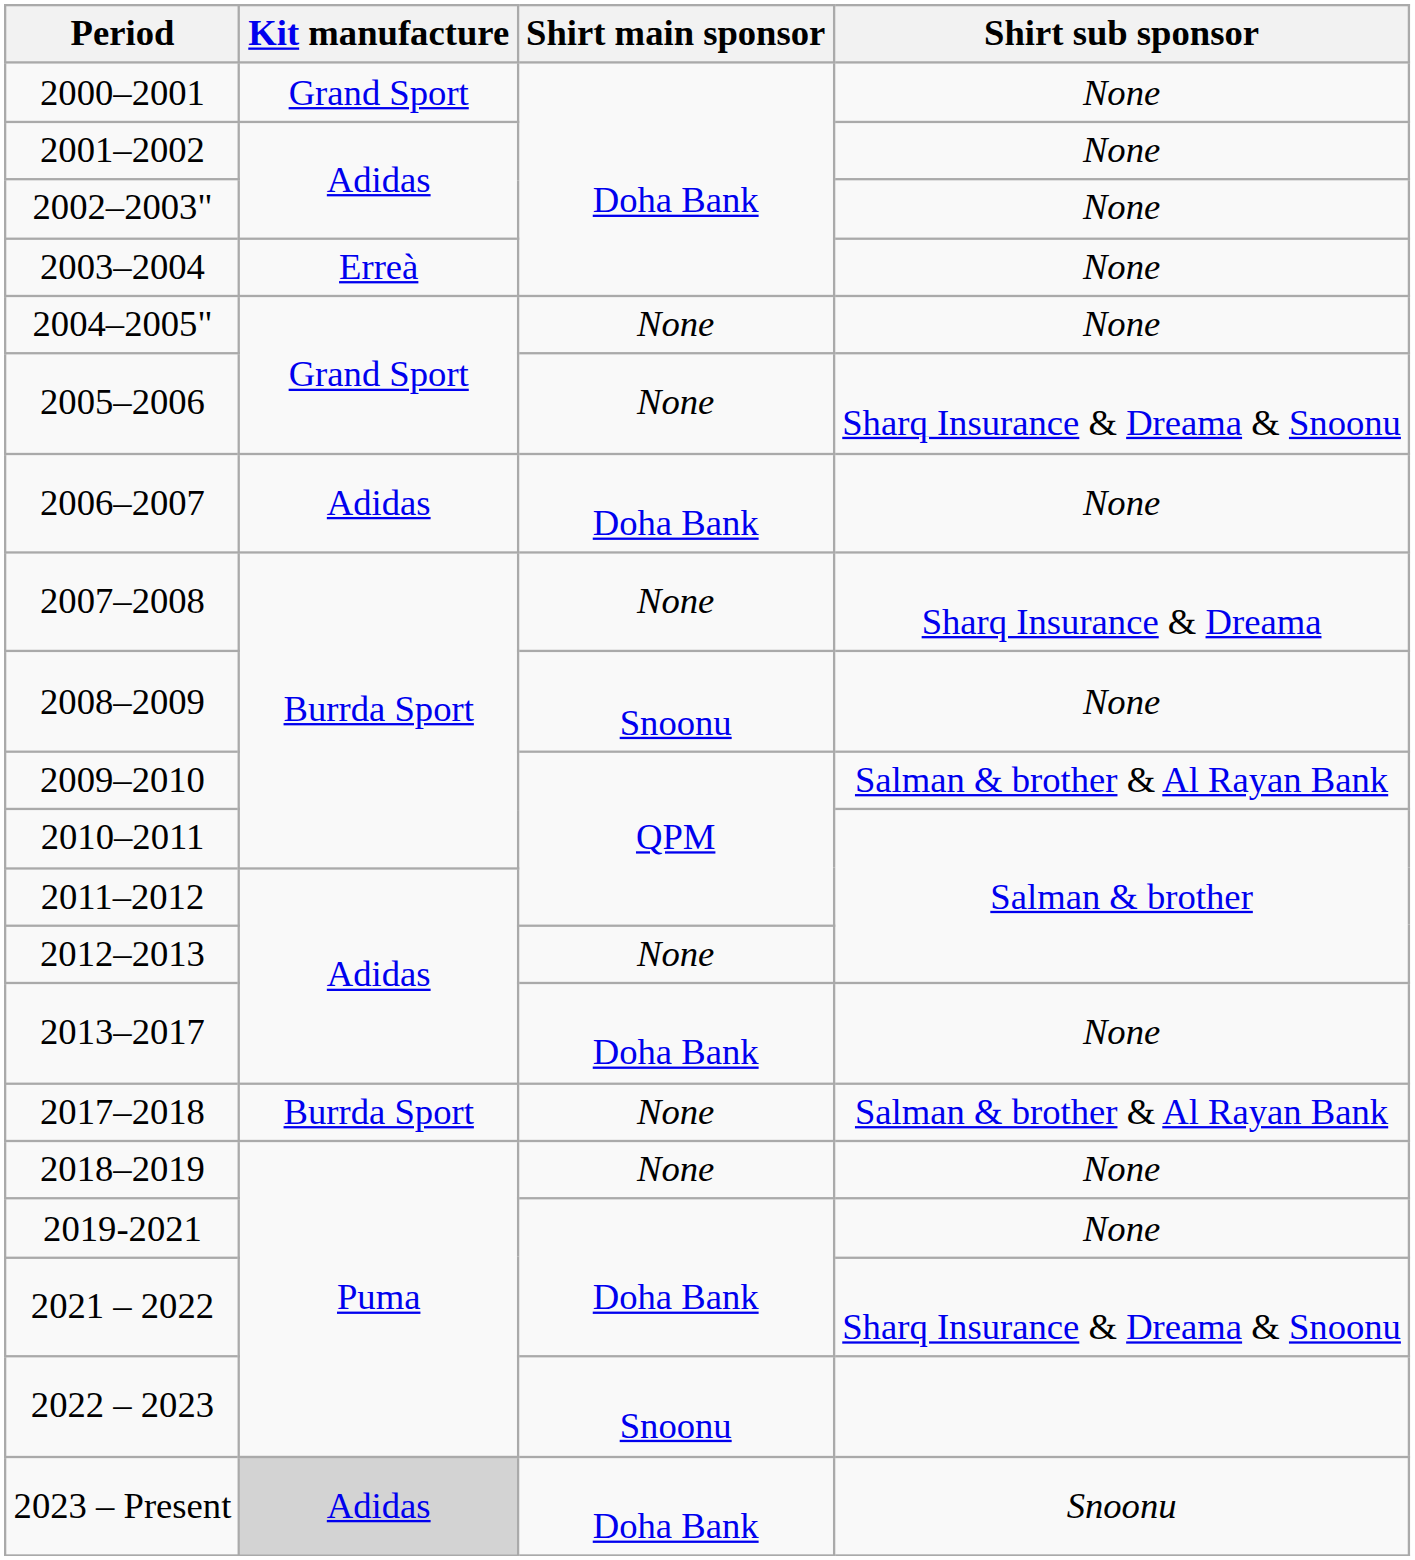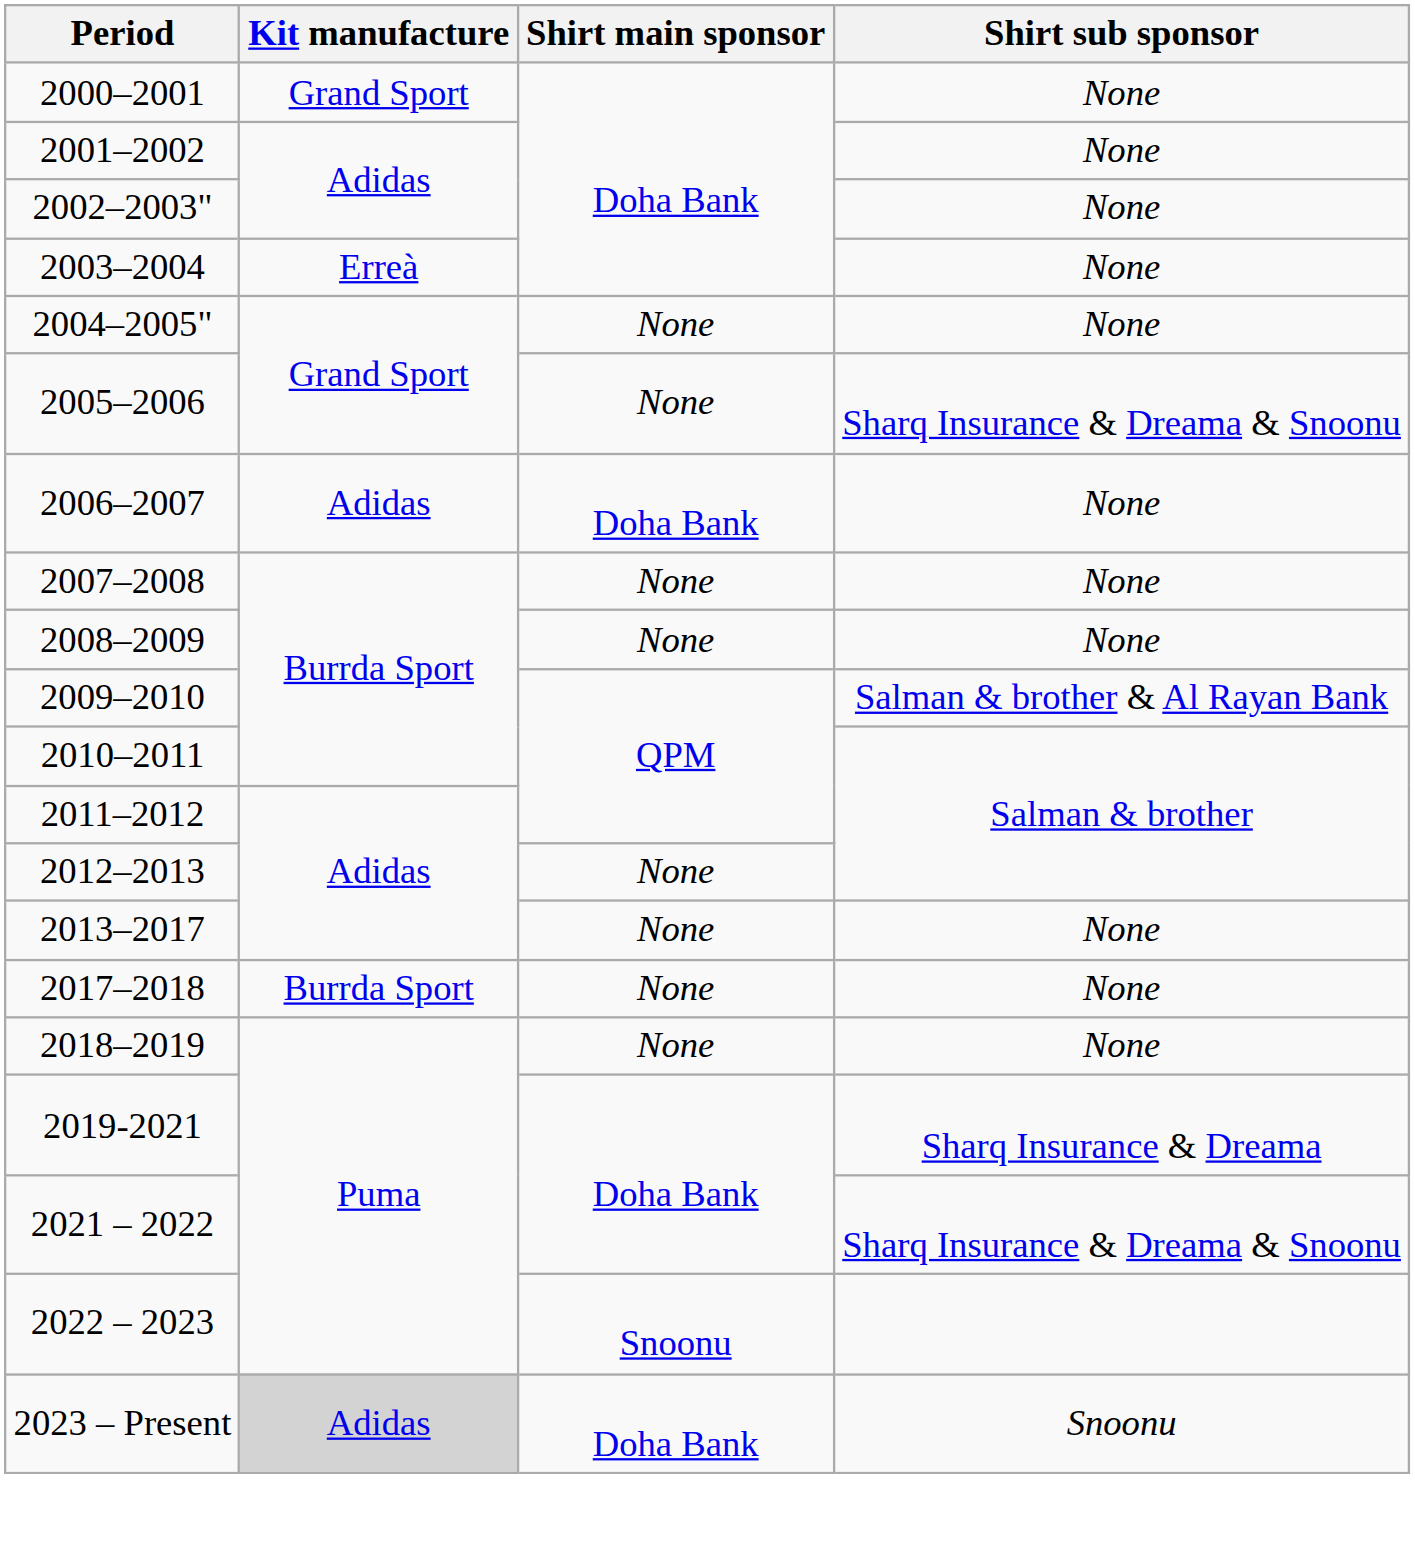(1122, 622) Sharq Insurance & Dreama -> (1122, 580) None
(676, 721) Snoonu -> (676, 638) None
(676, 1053) Doha Bank -> (676, 929) None
(1122, 1111) Salman & brother & Al Rayan Bank -> (1122, 987) None
(1122, 1227) None -> (1122, 1145) Sharq Insurance & Dreama
